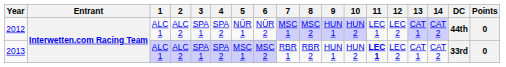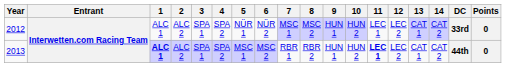(459, 28) 44th -> (460, 28) 33rd
(160, 51) normal -> (161, 51) bold
(459, 51) 33rd -> (460, 51) 44th
